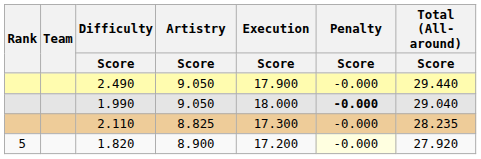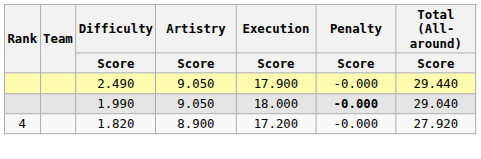- row: (116, 124)
(22, 144) 5 -> (22, 124) 4
(356, 144) lightyellow background -> (356, 124) no background
